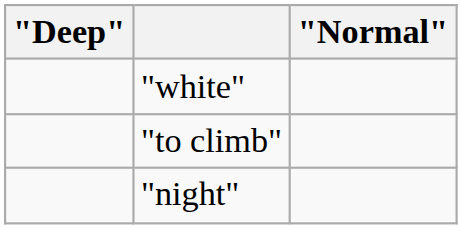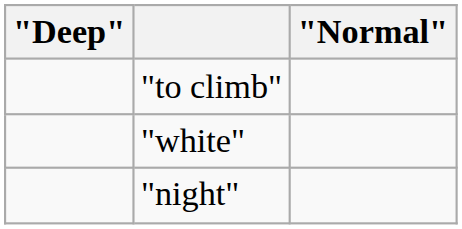rows swapped: (211, 140) <-> (193, 85)
